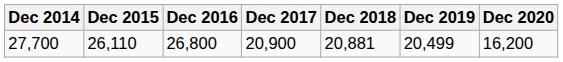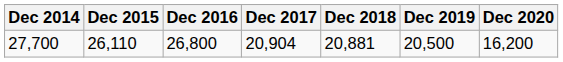(271, 43) 20,900 -> (271, 43) 20,904
(429, 43) 20,499 -> (429, 43) 20,500
